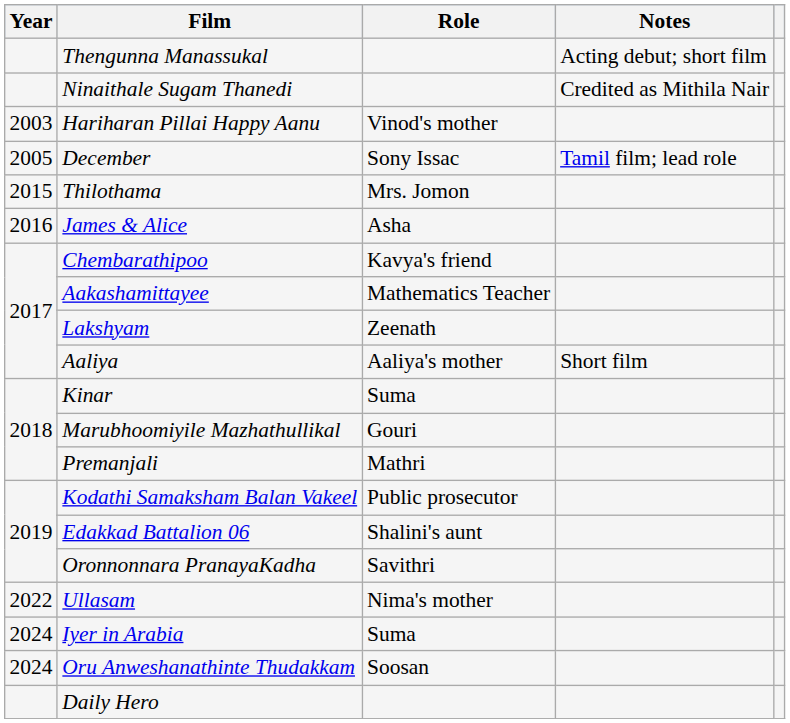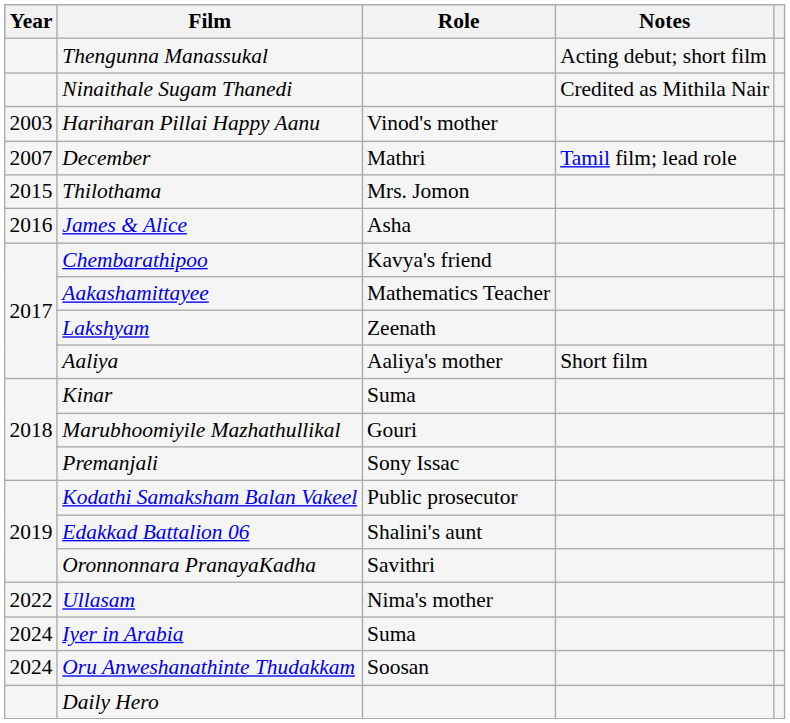(31, 157) 2005 -> (31, 157) 2007
(413, 157) Sony Issac -> (396, 157) Mathri
(396, 463) Mathri -> (413, 463) Sony Issac
